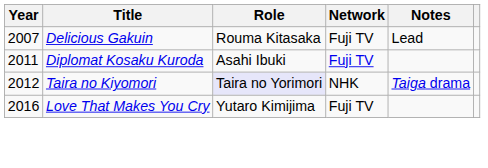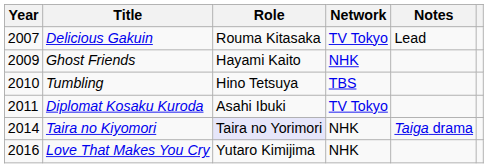(351, 38) Fuji TV -> (358, 38) TV Tokyo
+ row: (91, 60)
+ row: (75, 83)
(351, 60) Fuji TV -> (358, 106) TV Tokyo
(24, 83) 2012 -> (24, 128) 2014
(351, 106) Fuji TV -> (344, 151) NHK
